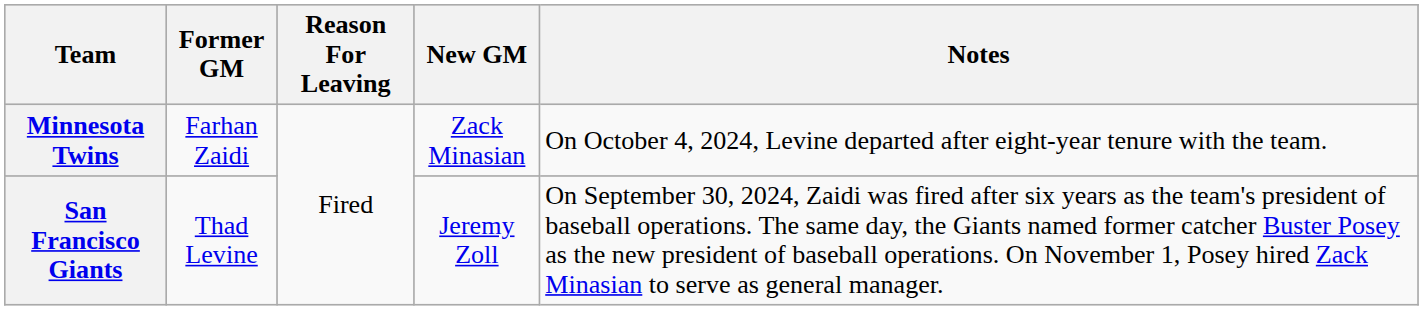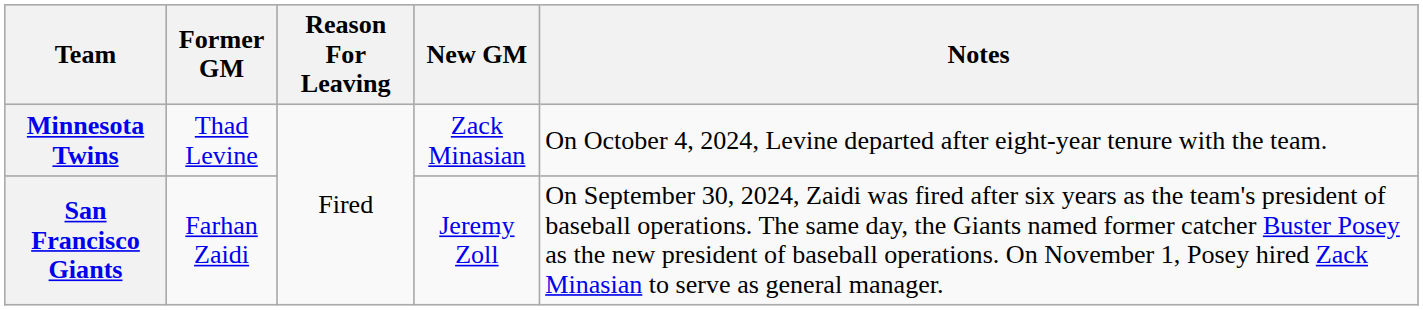(222, 139) Farhan Zaidi -> (222, 139) Thad Levine
(222, 239) Thad Levine -> (222, 239) Farhan Zaidi
